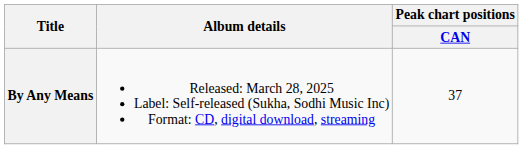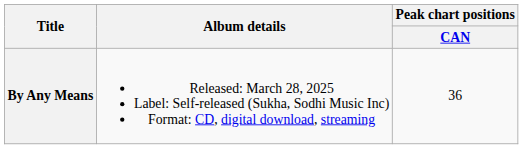(455, 96) 37 -> (455, 96) 36
